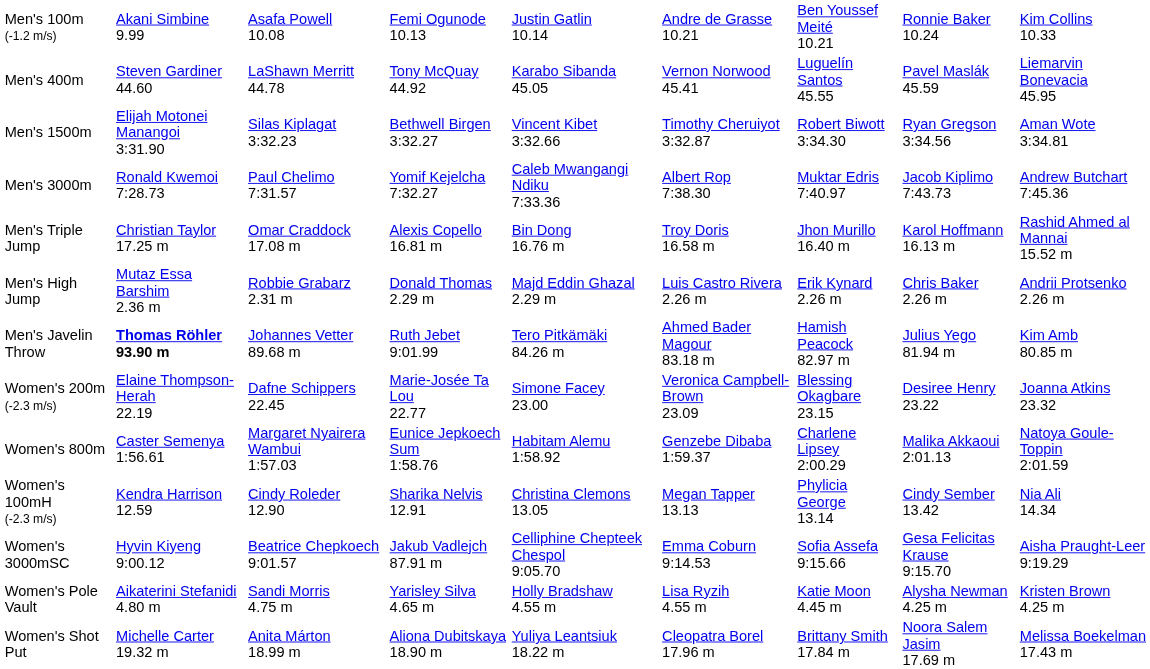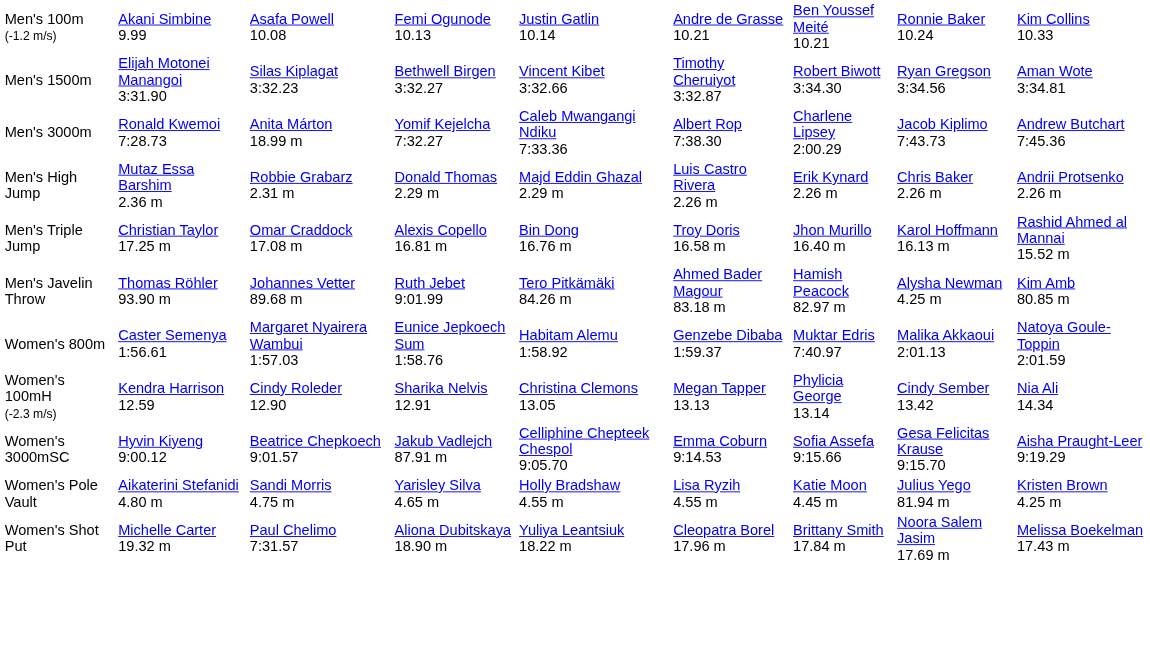- row: (44, 80)
(291, 185) Paul Chelimo 7:31.57 -> (291, 132) Anita Márton 18.99 m
(838, 185) Muktar Edris 7:40.97 -> (823, 132) Charlene Lipsey 2:00.29
rows swapped: (41, 291) <-> (44, 238)
(169, 344) bold -> (168, 291) normal
(939, 344) Julius Yego 81.94 m -> (950, 291) Alysha Newman 4.25 m
- row: (55, 396)
(827, 449) Charlene Lipsey 2:00.29 -> (834, 344) Muktar Edris 7:40.97
(955, 599) Alysha Newman 4.25 m -> (934, 494) Julius Yego 81.94 m
(289, 644) Anita Márton 18.99 m -> (293, 538) Paul Chelimo 7:31.57
